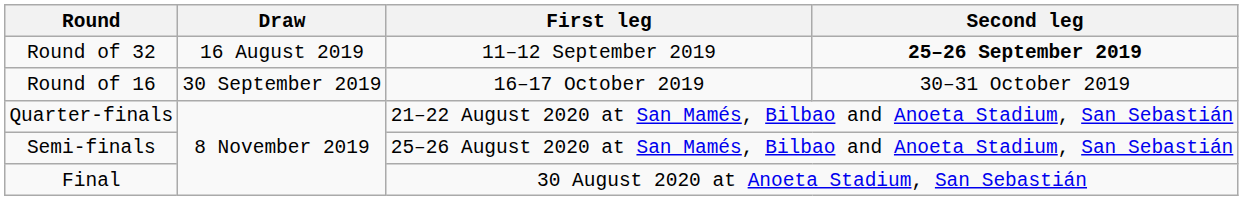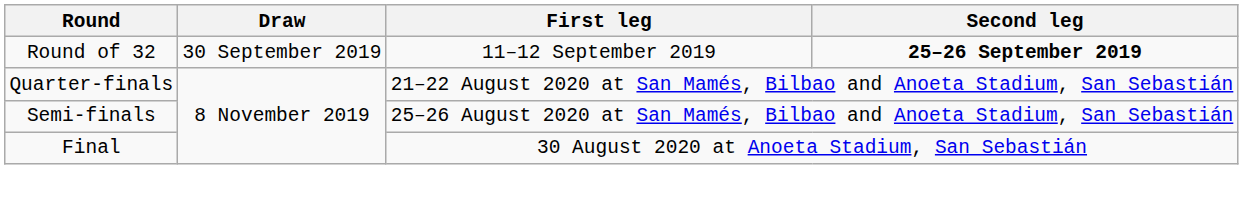(282, 52) 16 August 2019 -> (282, 52) 30 September 2019
- row: (91, 84)
